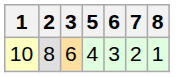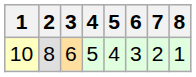+ column: (92, 21)
